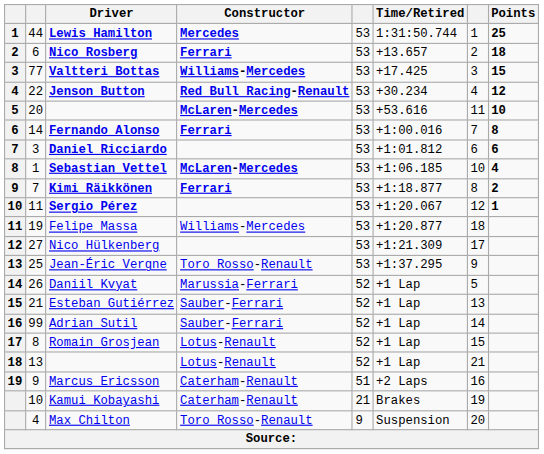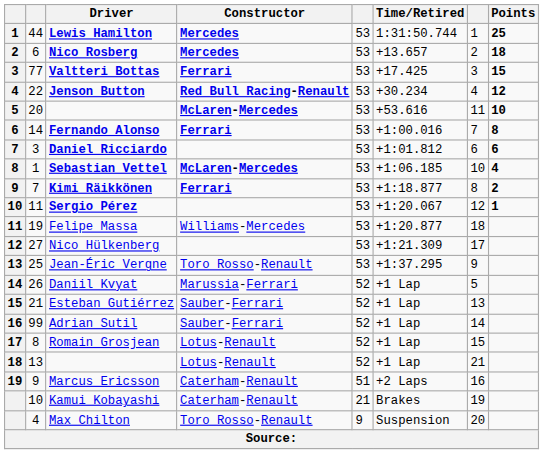(206, 53) Ferrari -> (210, 53) Mercedes
(243, 72) Williams-Mercedes -> (206, 72) Ferrari
